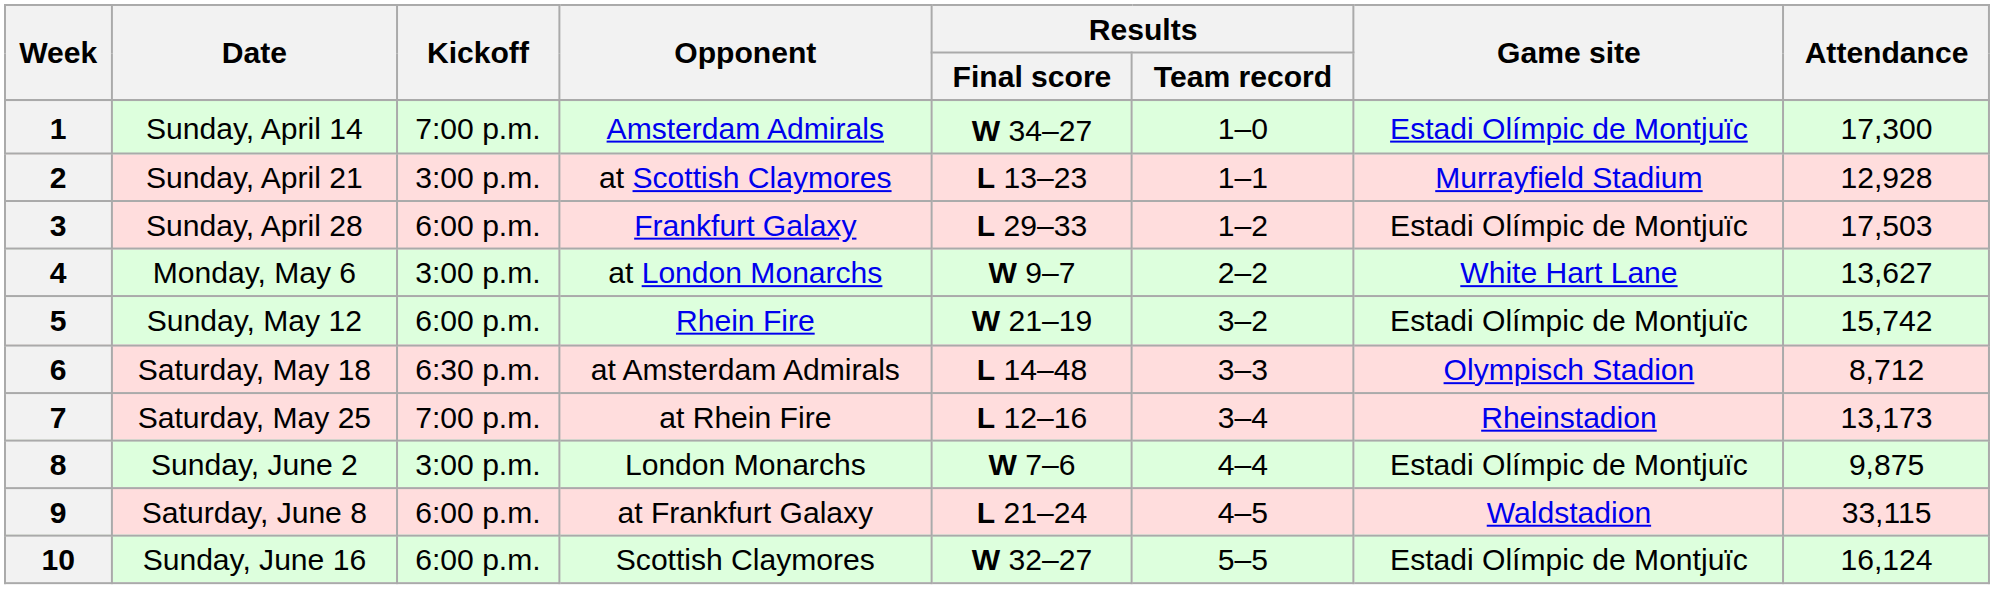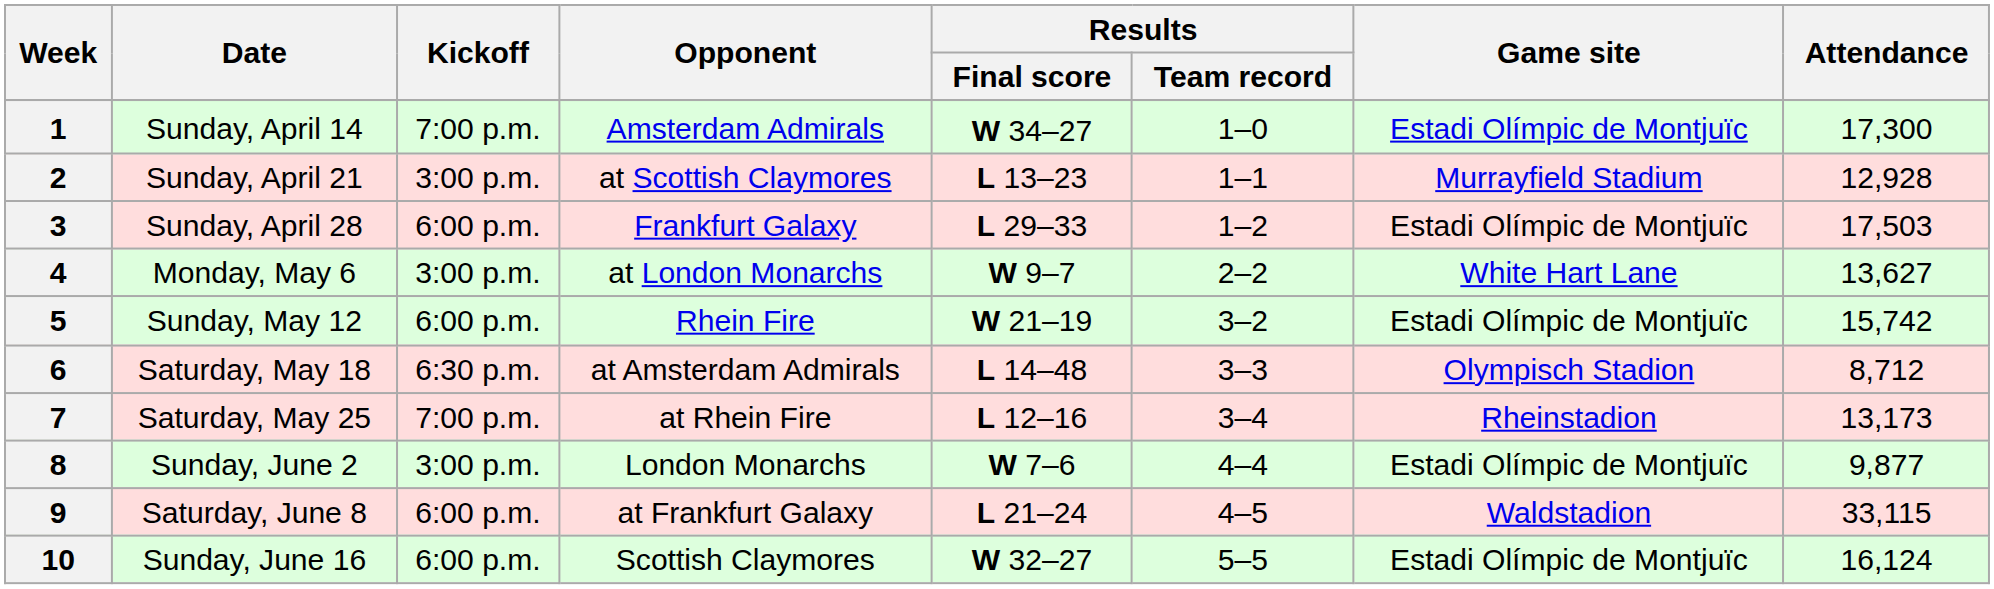(1887, 464) 9,875 -> (1887, 464) 9,877
